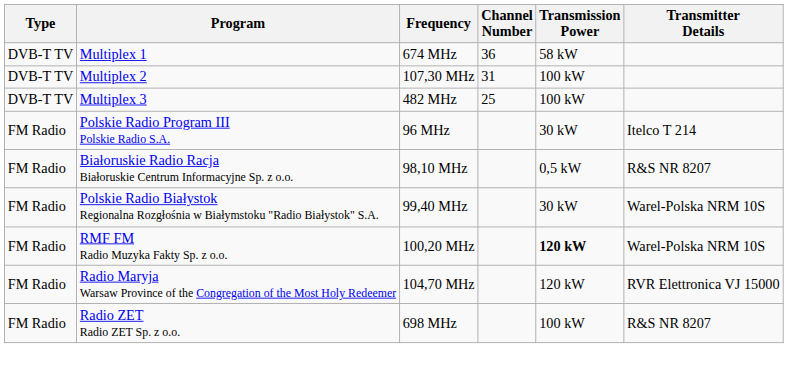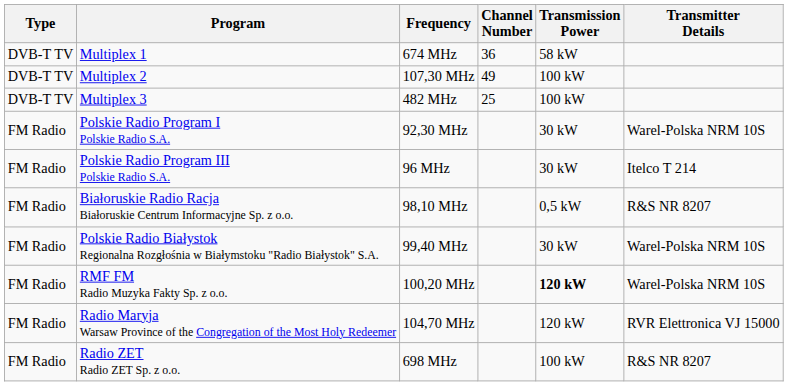(488, 76) 31 -> (488, 76) 49
+ row: (150, 130)
